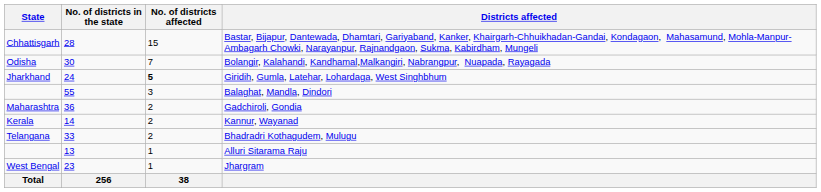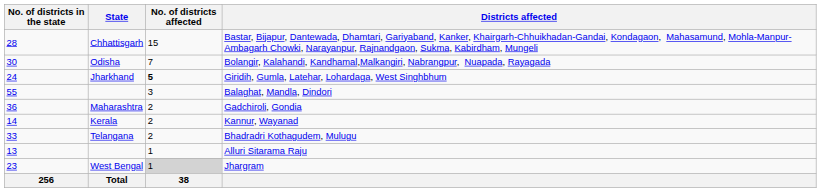columns swapped: (33, 17) <-> (104, 17)
(150, 166) no background -> (150, 166) lightgrey background
